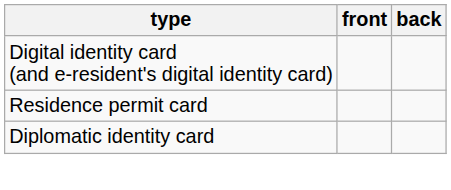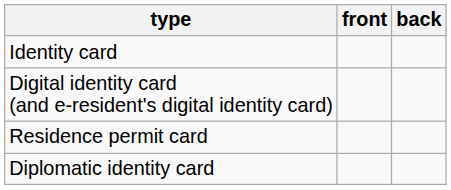+ row: (63, 51)
